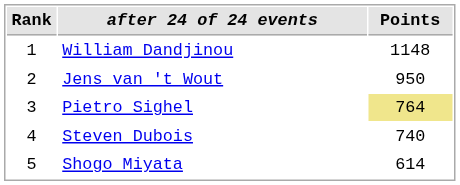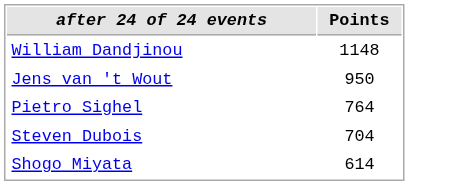- column: (32, 20)
(410, 108) khaki background -> (360, 108) no background
(410, 136) 740 -> (360, 136) 704
